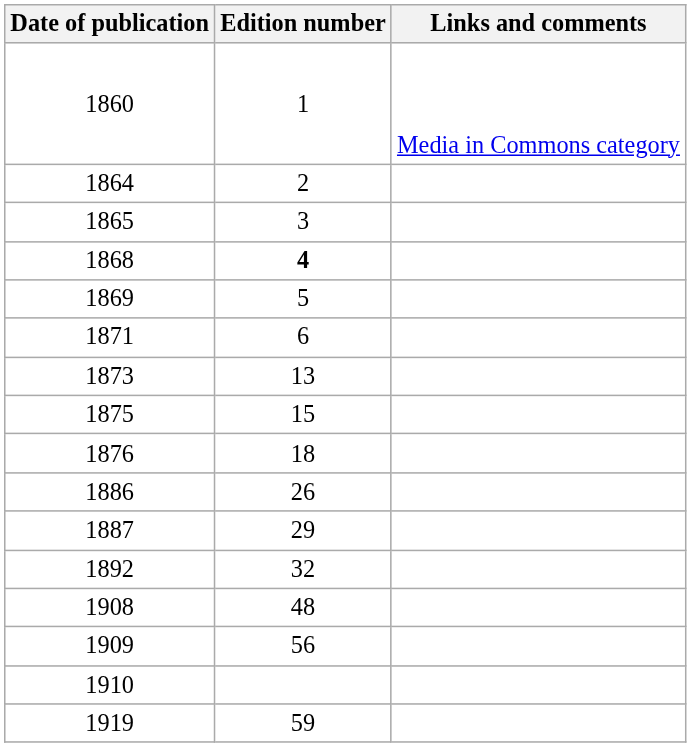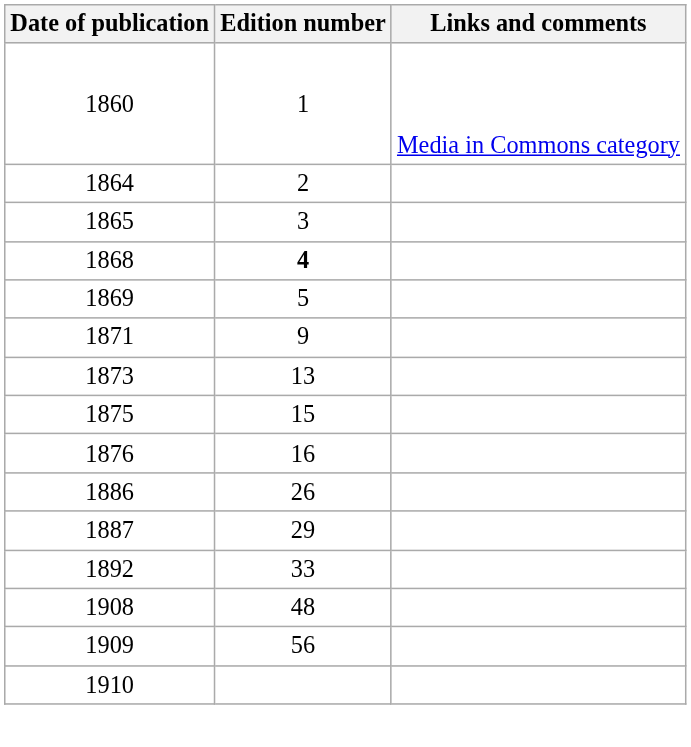(303, 337) 6 -> (303, 337) 9
(303, 452) 18 -> (303, 452) 16
(303, 568) 32 -> (303, 568) 33
- row: (110, 722)
